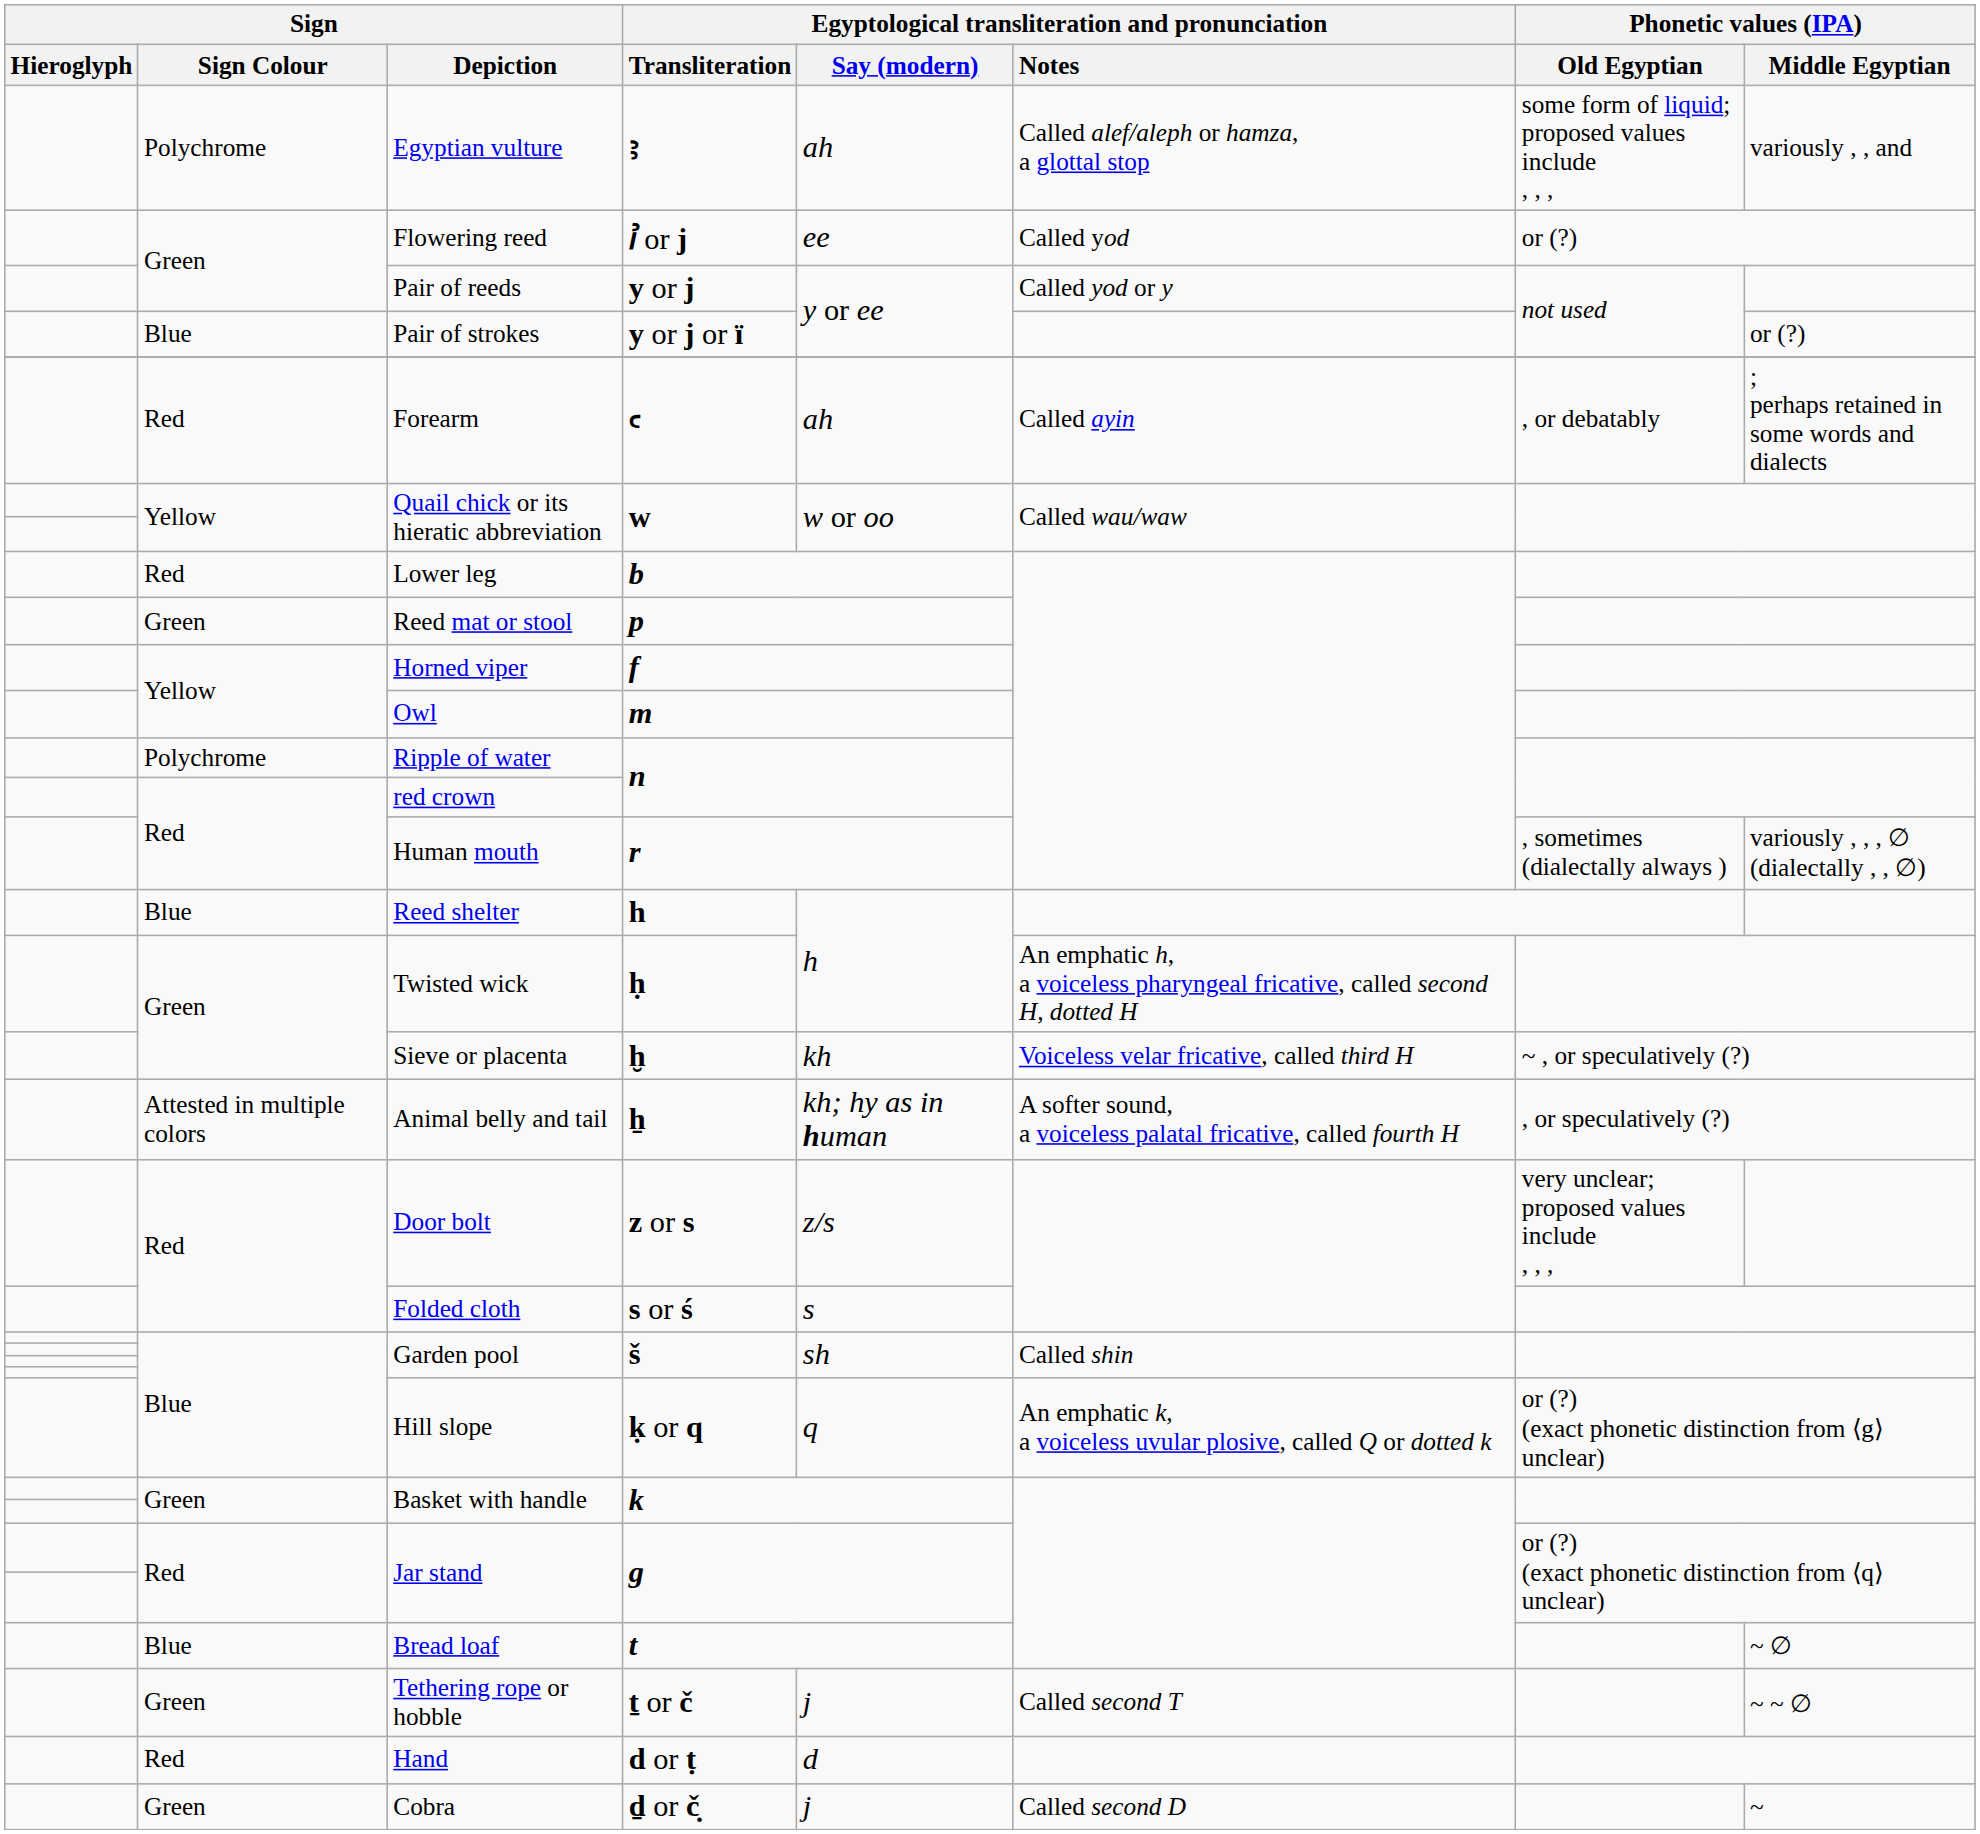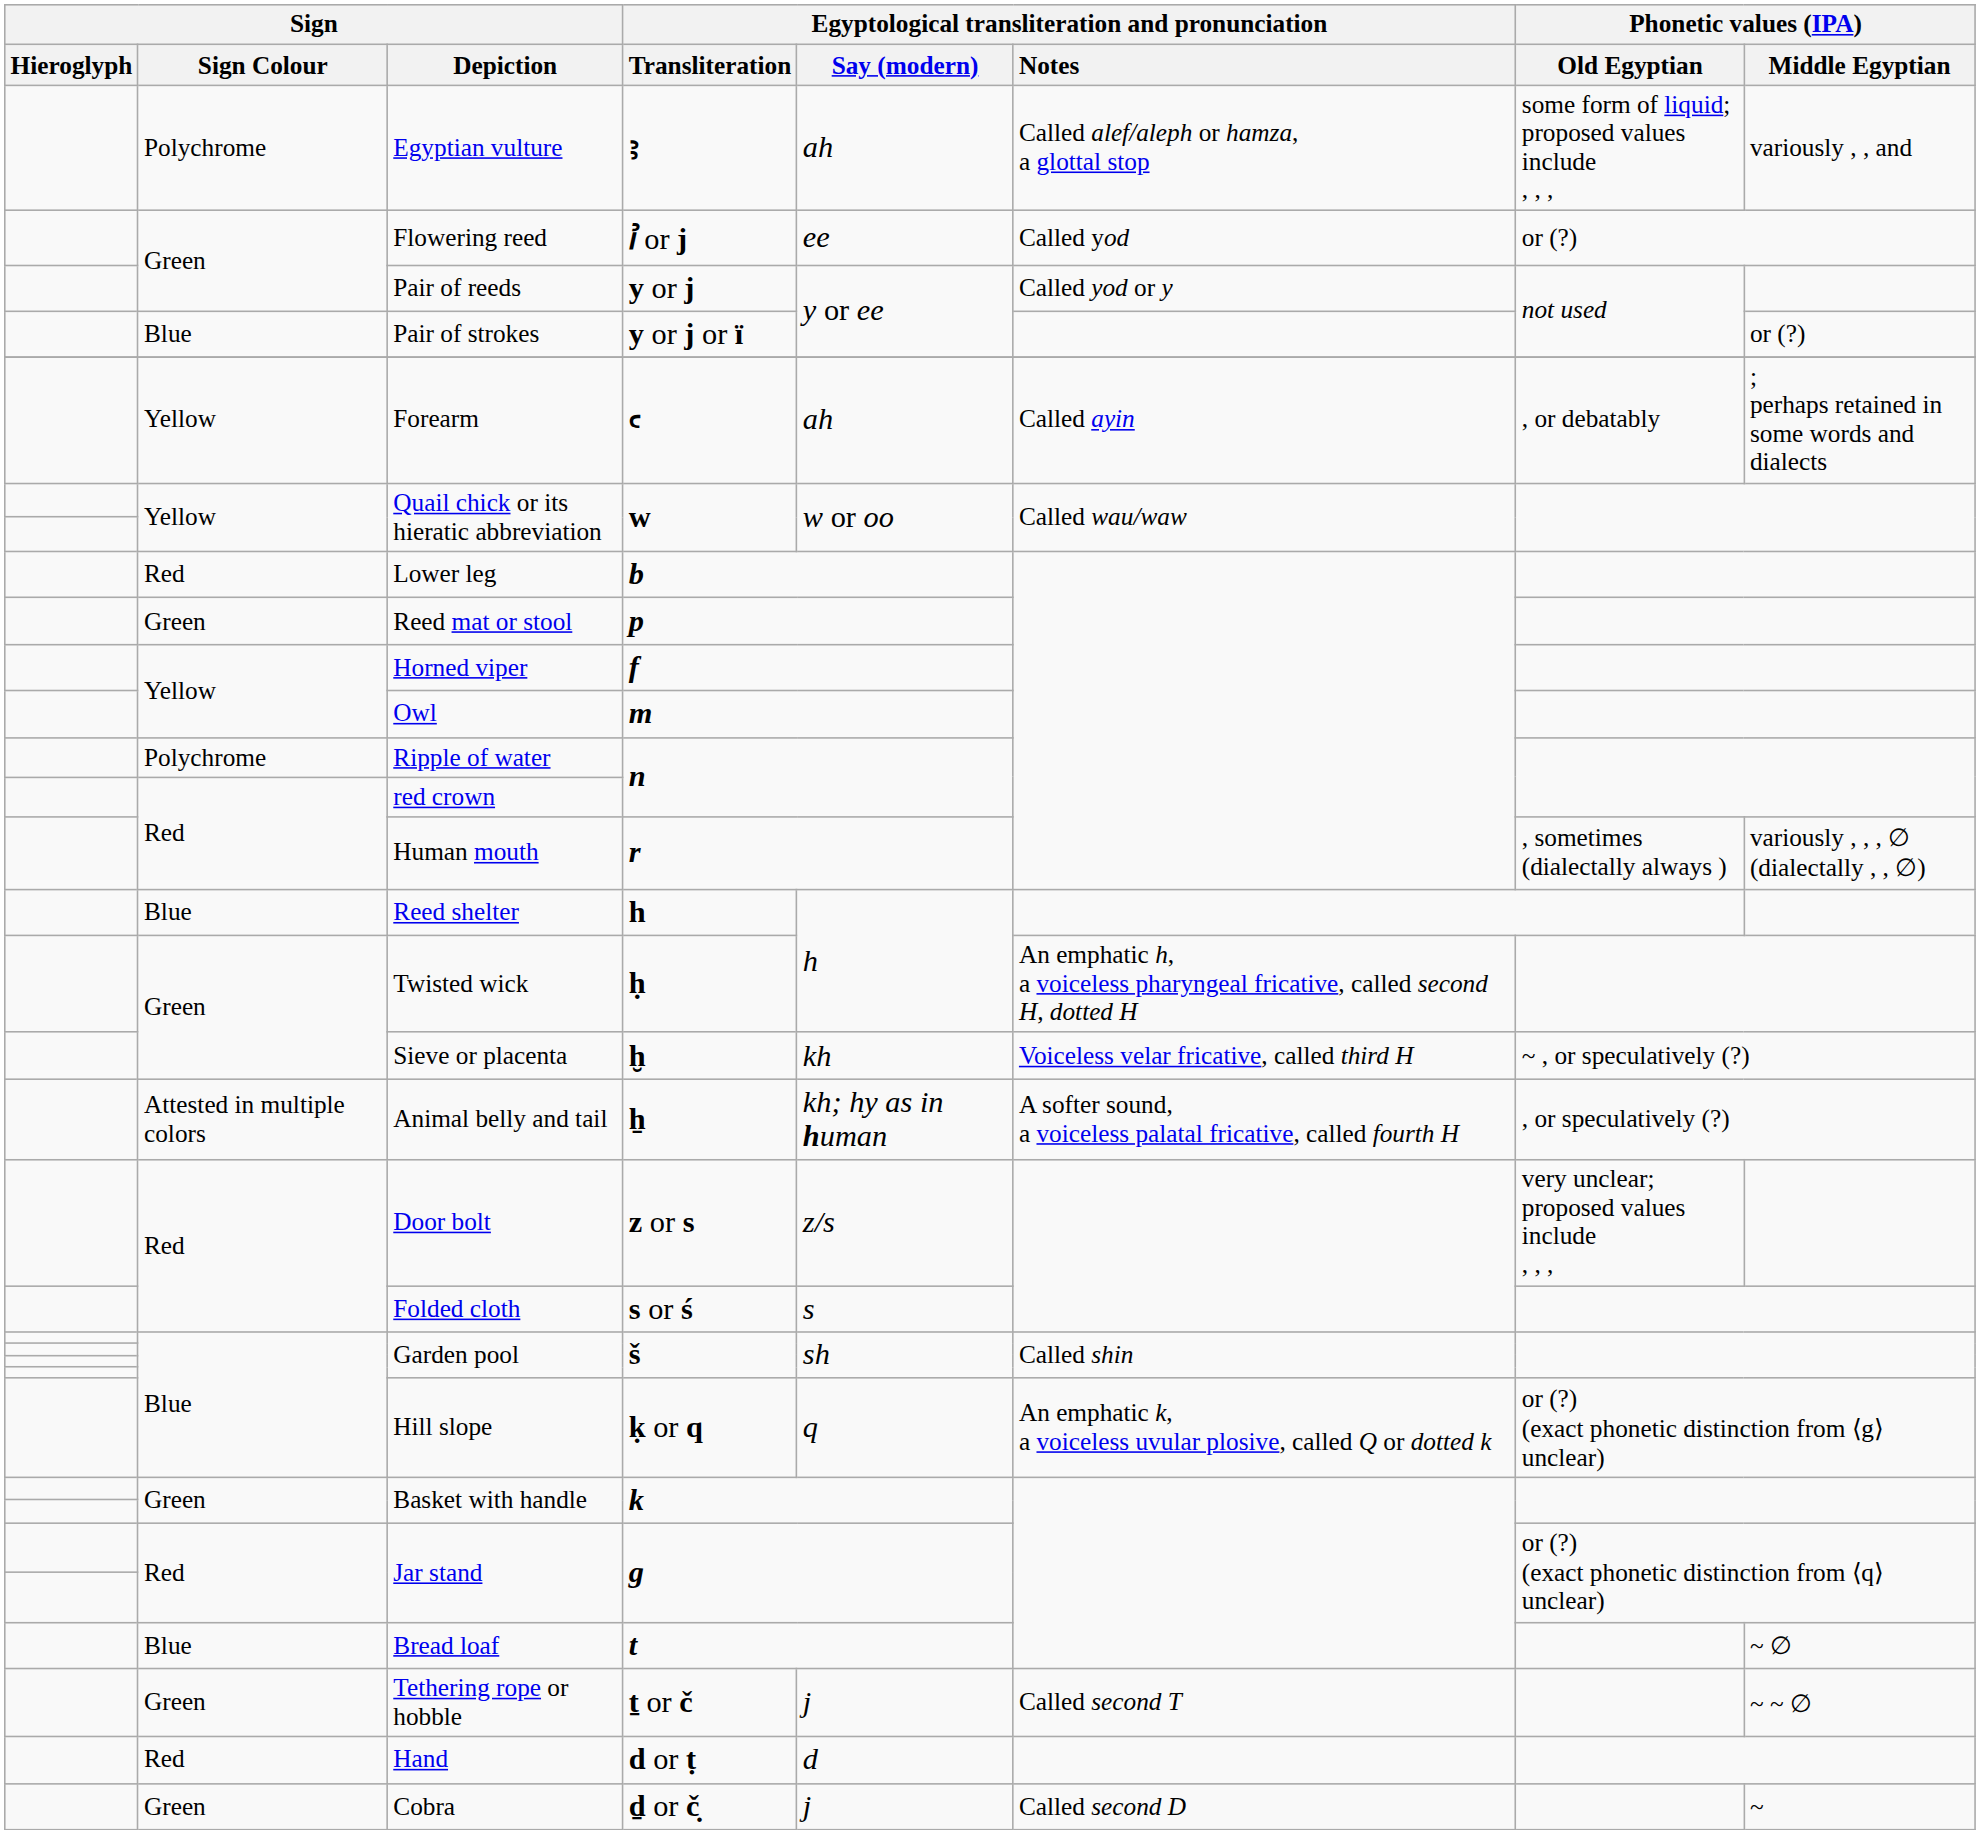(164, 419) Red -> (180, 419) Yellow
